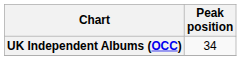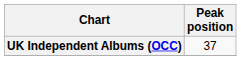(210, 45) 34 -> (210, 45) 37
